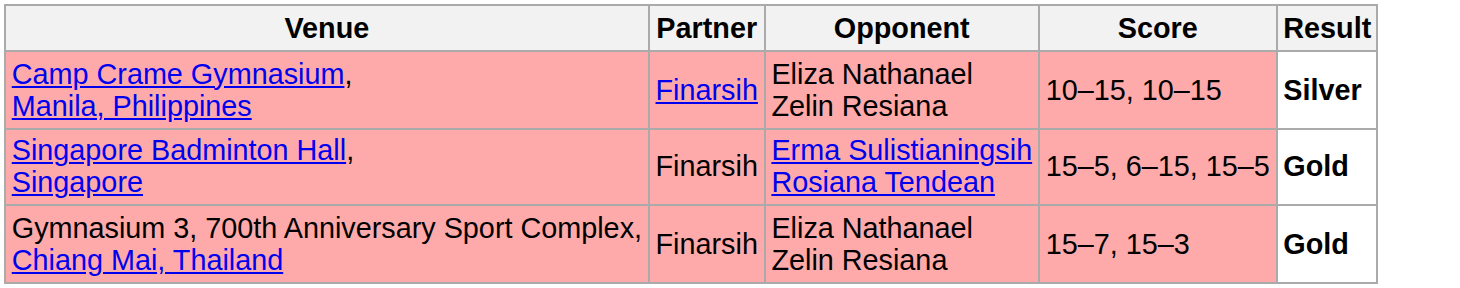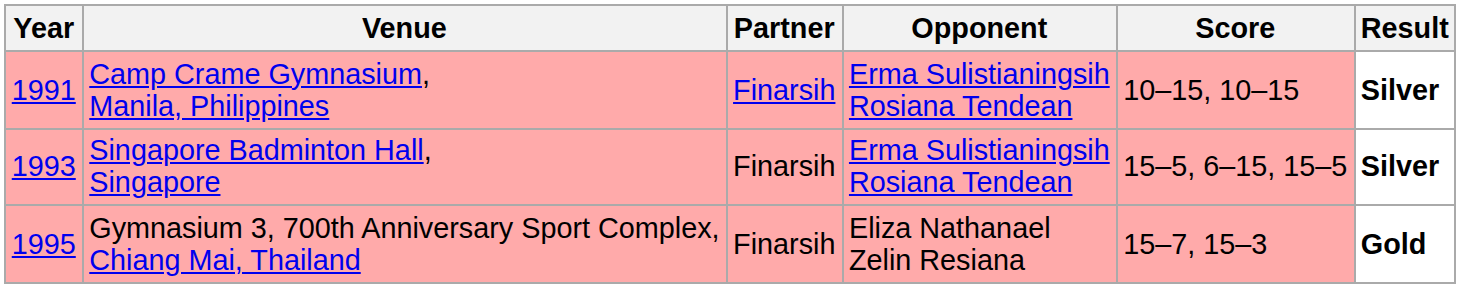+ column: (44, 28)
(872, 90) Eliza Nathanael Zelin Resiana -> (979, 90) Erma Sulistianingsih Rosiana Tendean
(1316, 167) Gold -> (1400, 167) Silver
